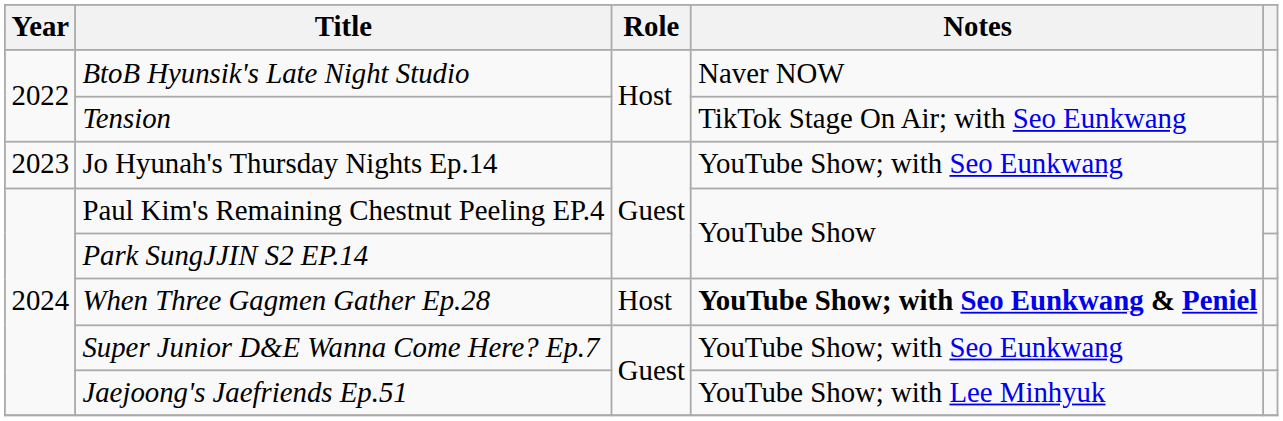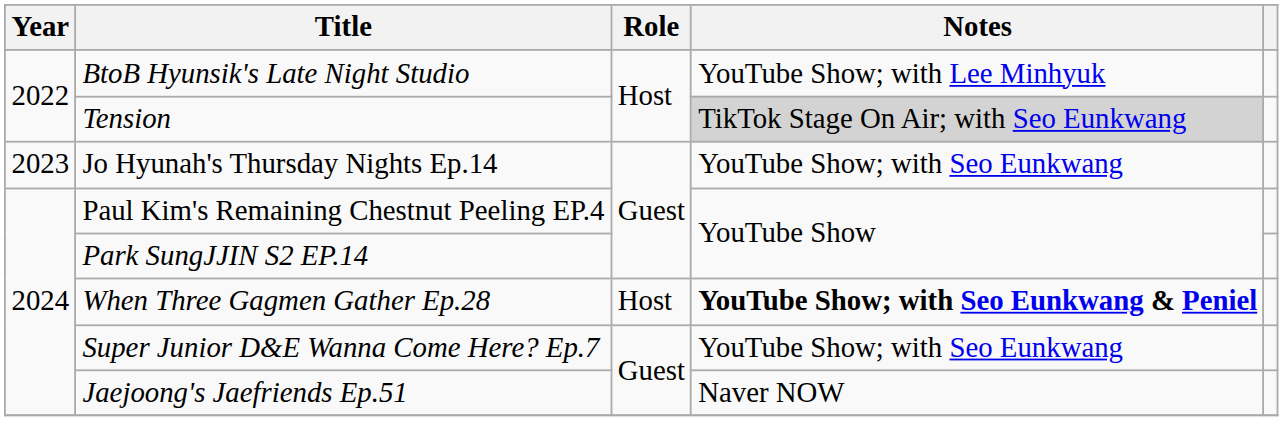(771, 73) Naver NOW -> (902, 73) YouTube Show; with Lee Minhyuk
(942, 118) no background -> (942, 118) lightgrey background
(902, 392) YouTube Show; with Lee Minhyuk -> (771, 392) Naver NOW
